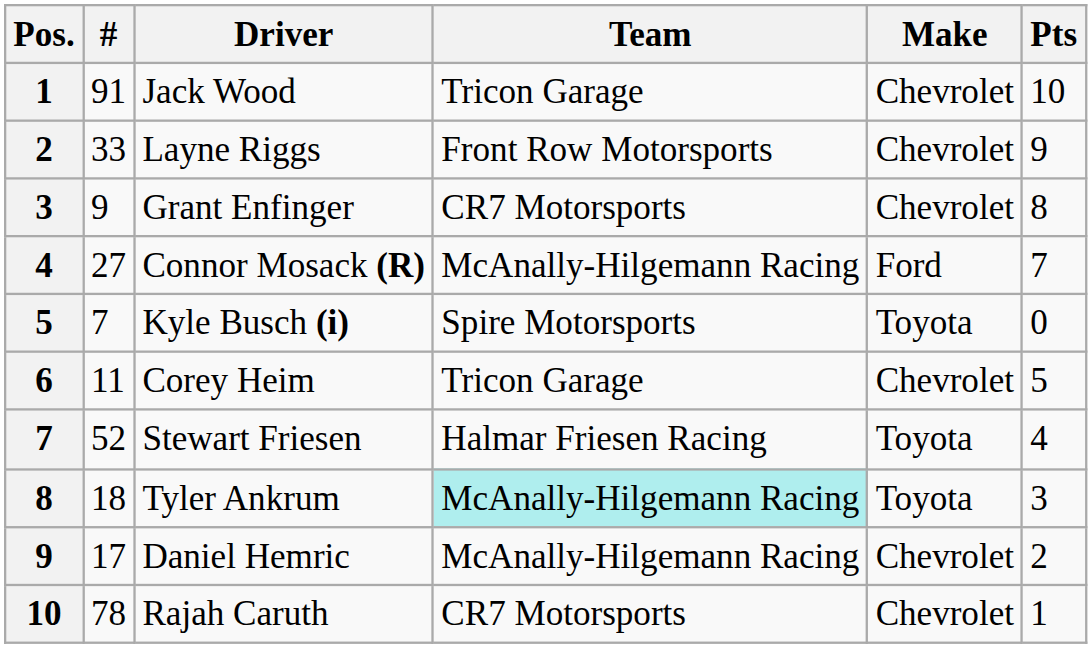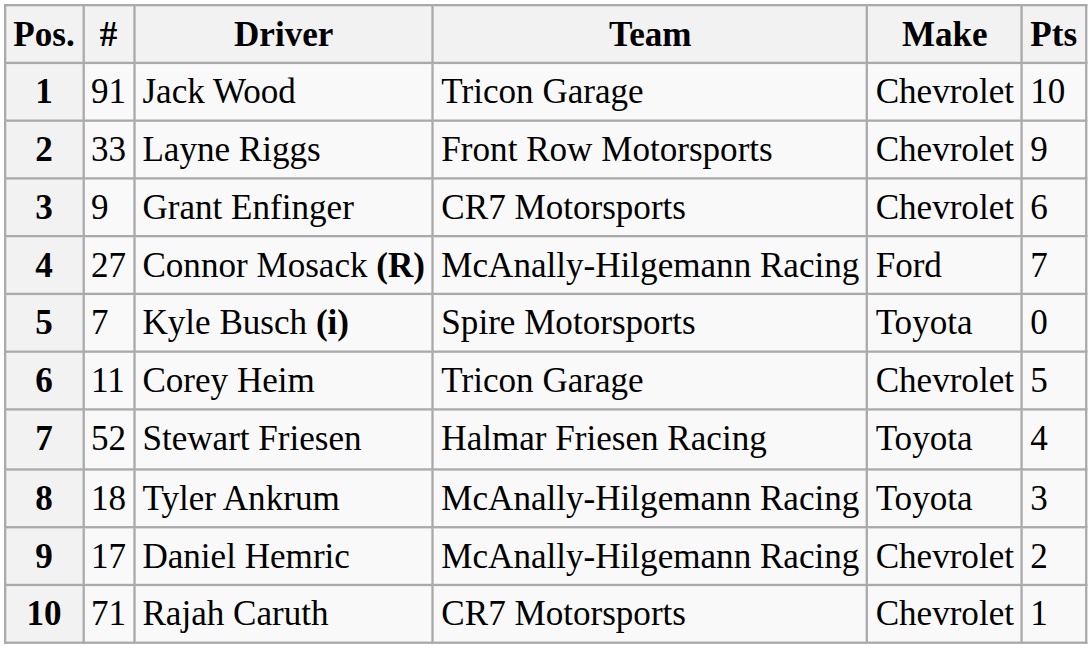(1039, 207) 8 -> (1039, 207) 6
(650, 496) paleturquoise background -> (650, 496) no background
(109, 612) 78 -> (109, 612) 71
